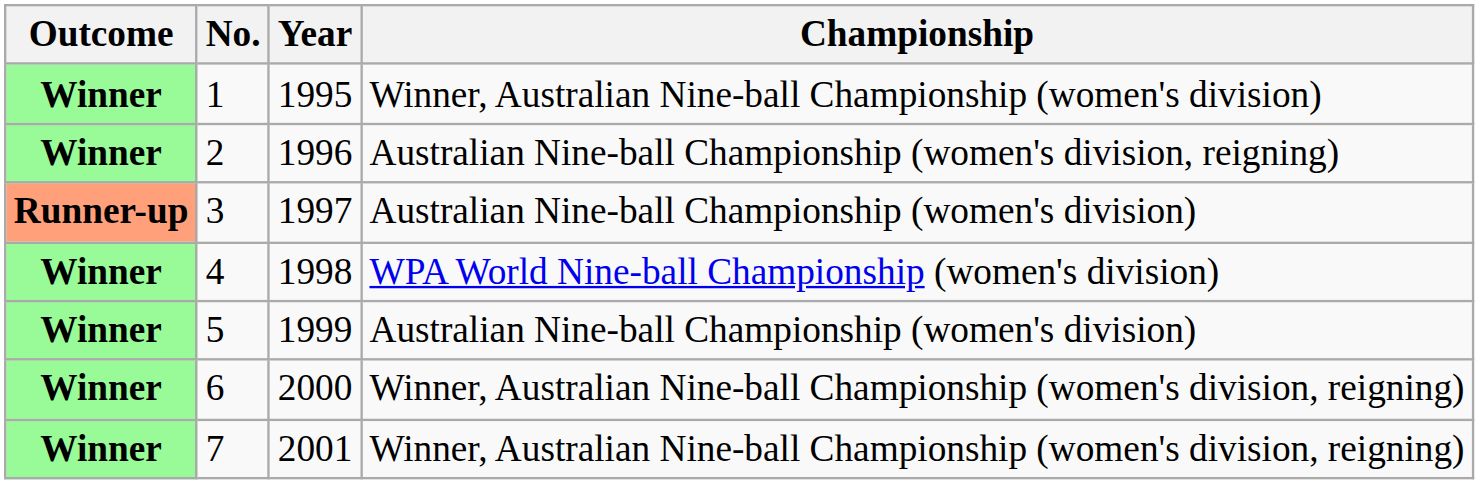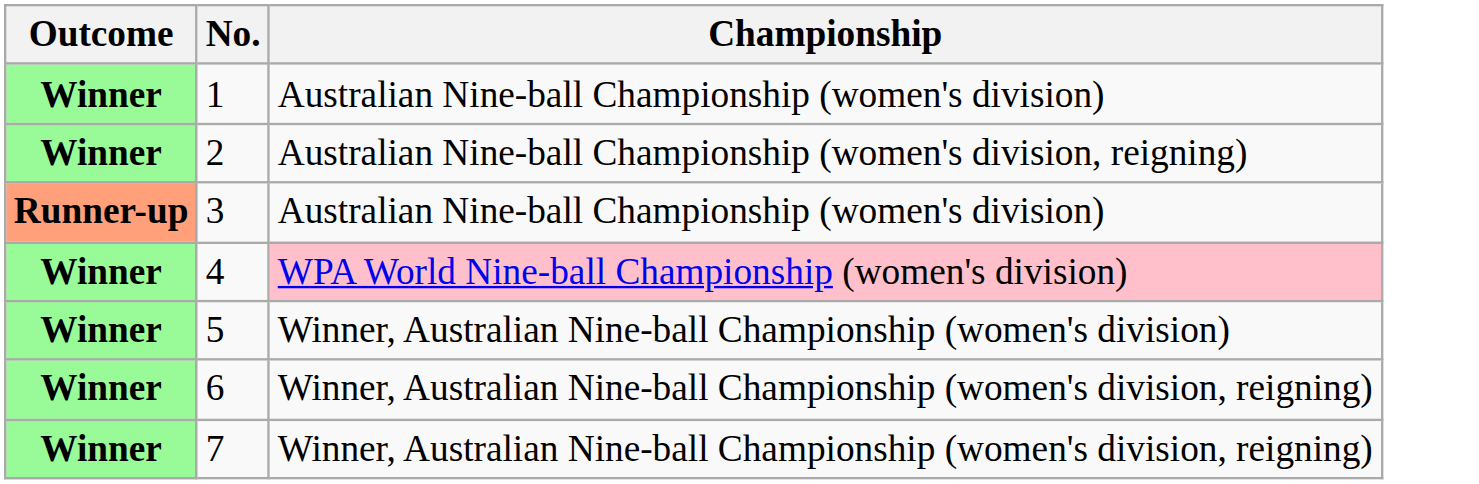- column: (315, 34)
(846, 93) Winner, Australian Nine-ball Championship (women's division) -> (691, 93) Australian Nine-ball Championship (women's division)
(794, 270) no background -> (703, 270) pink background
(783, 329) Australian Nine-ball Championship (women's division) -> (754, 329) Winner, Australian Nine-ball Championship (women's division)
